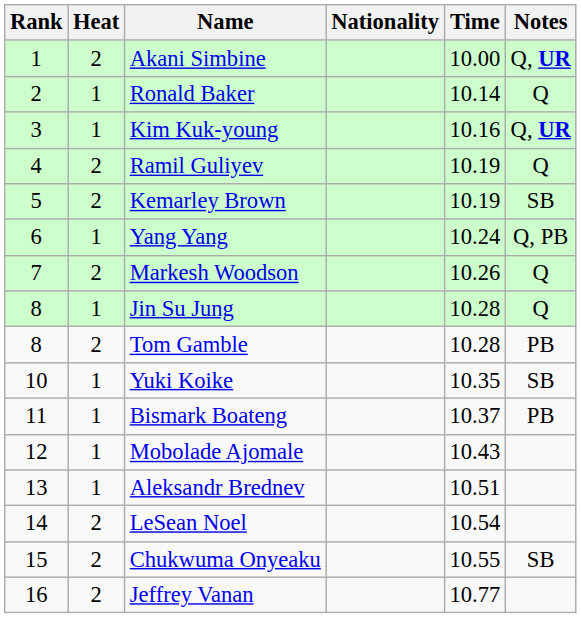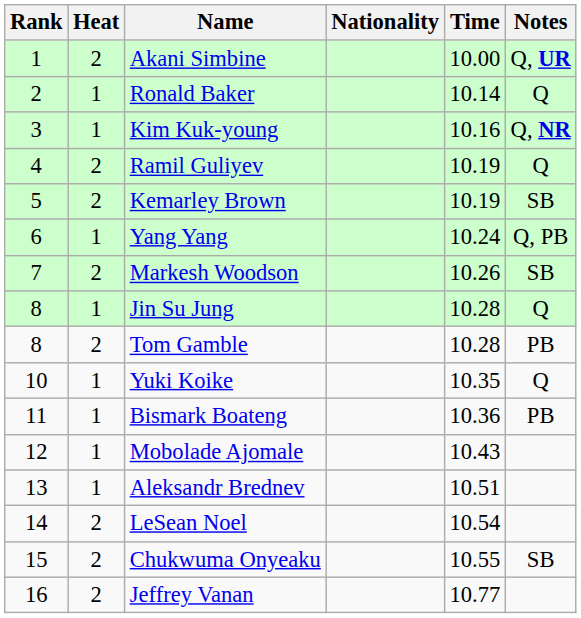(541, 129) Q, UR -> (541, 129) Q, NR
(541, 272) Q -> (541, 272) SB
(541, 380) SB -> (541, 380) Q
(475, 415) 10.37 -> (475, 415) 10.36
